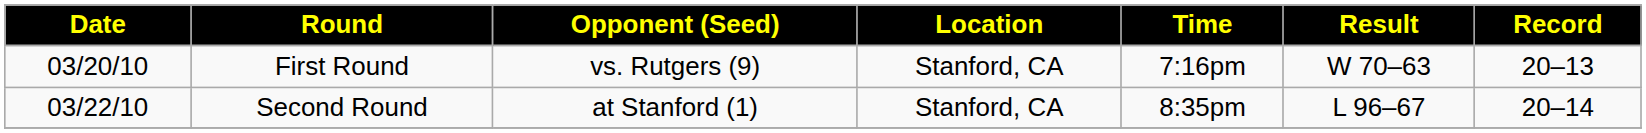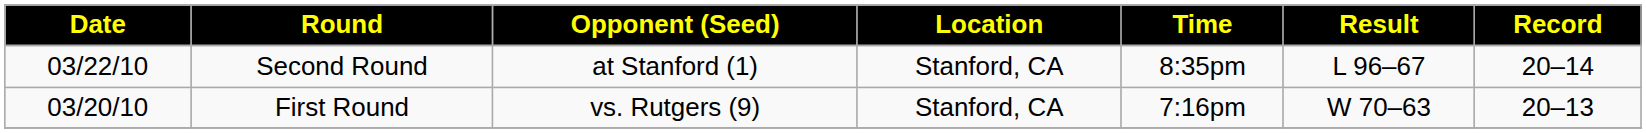rows swapped: (342, 66) <-> (342, 107)
